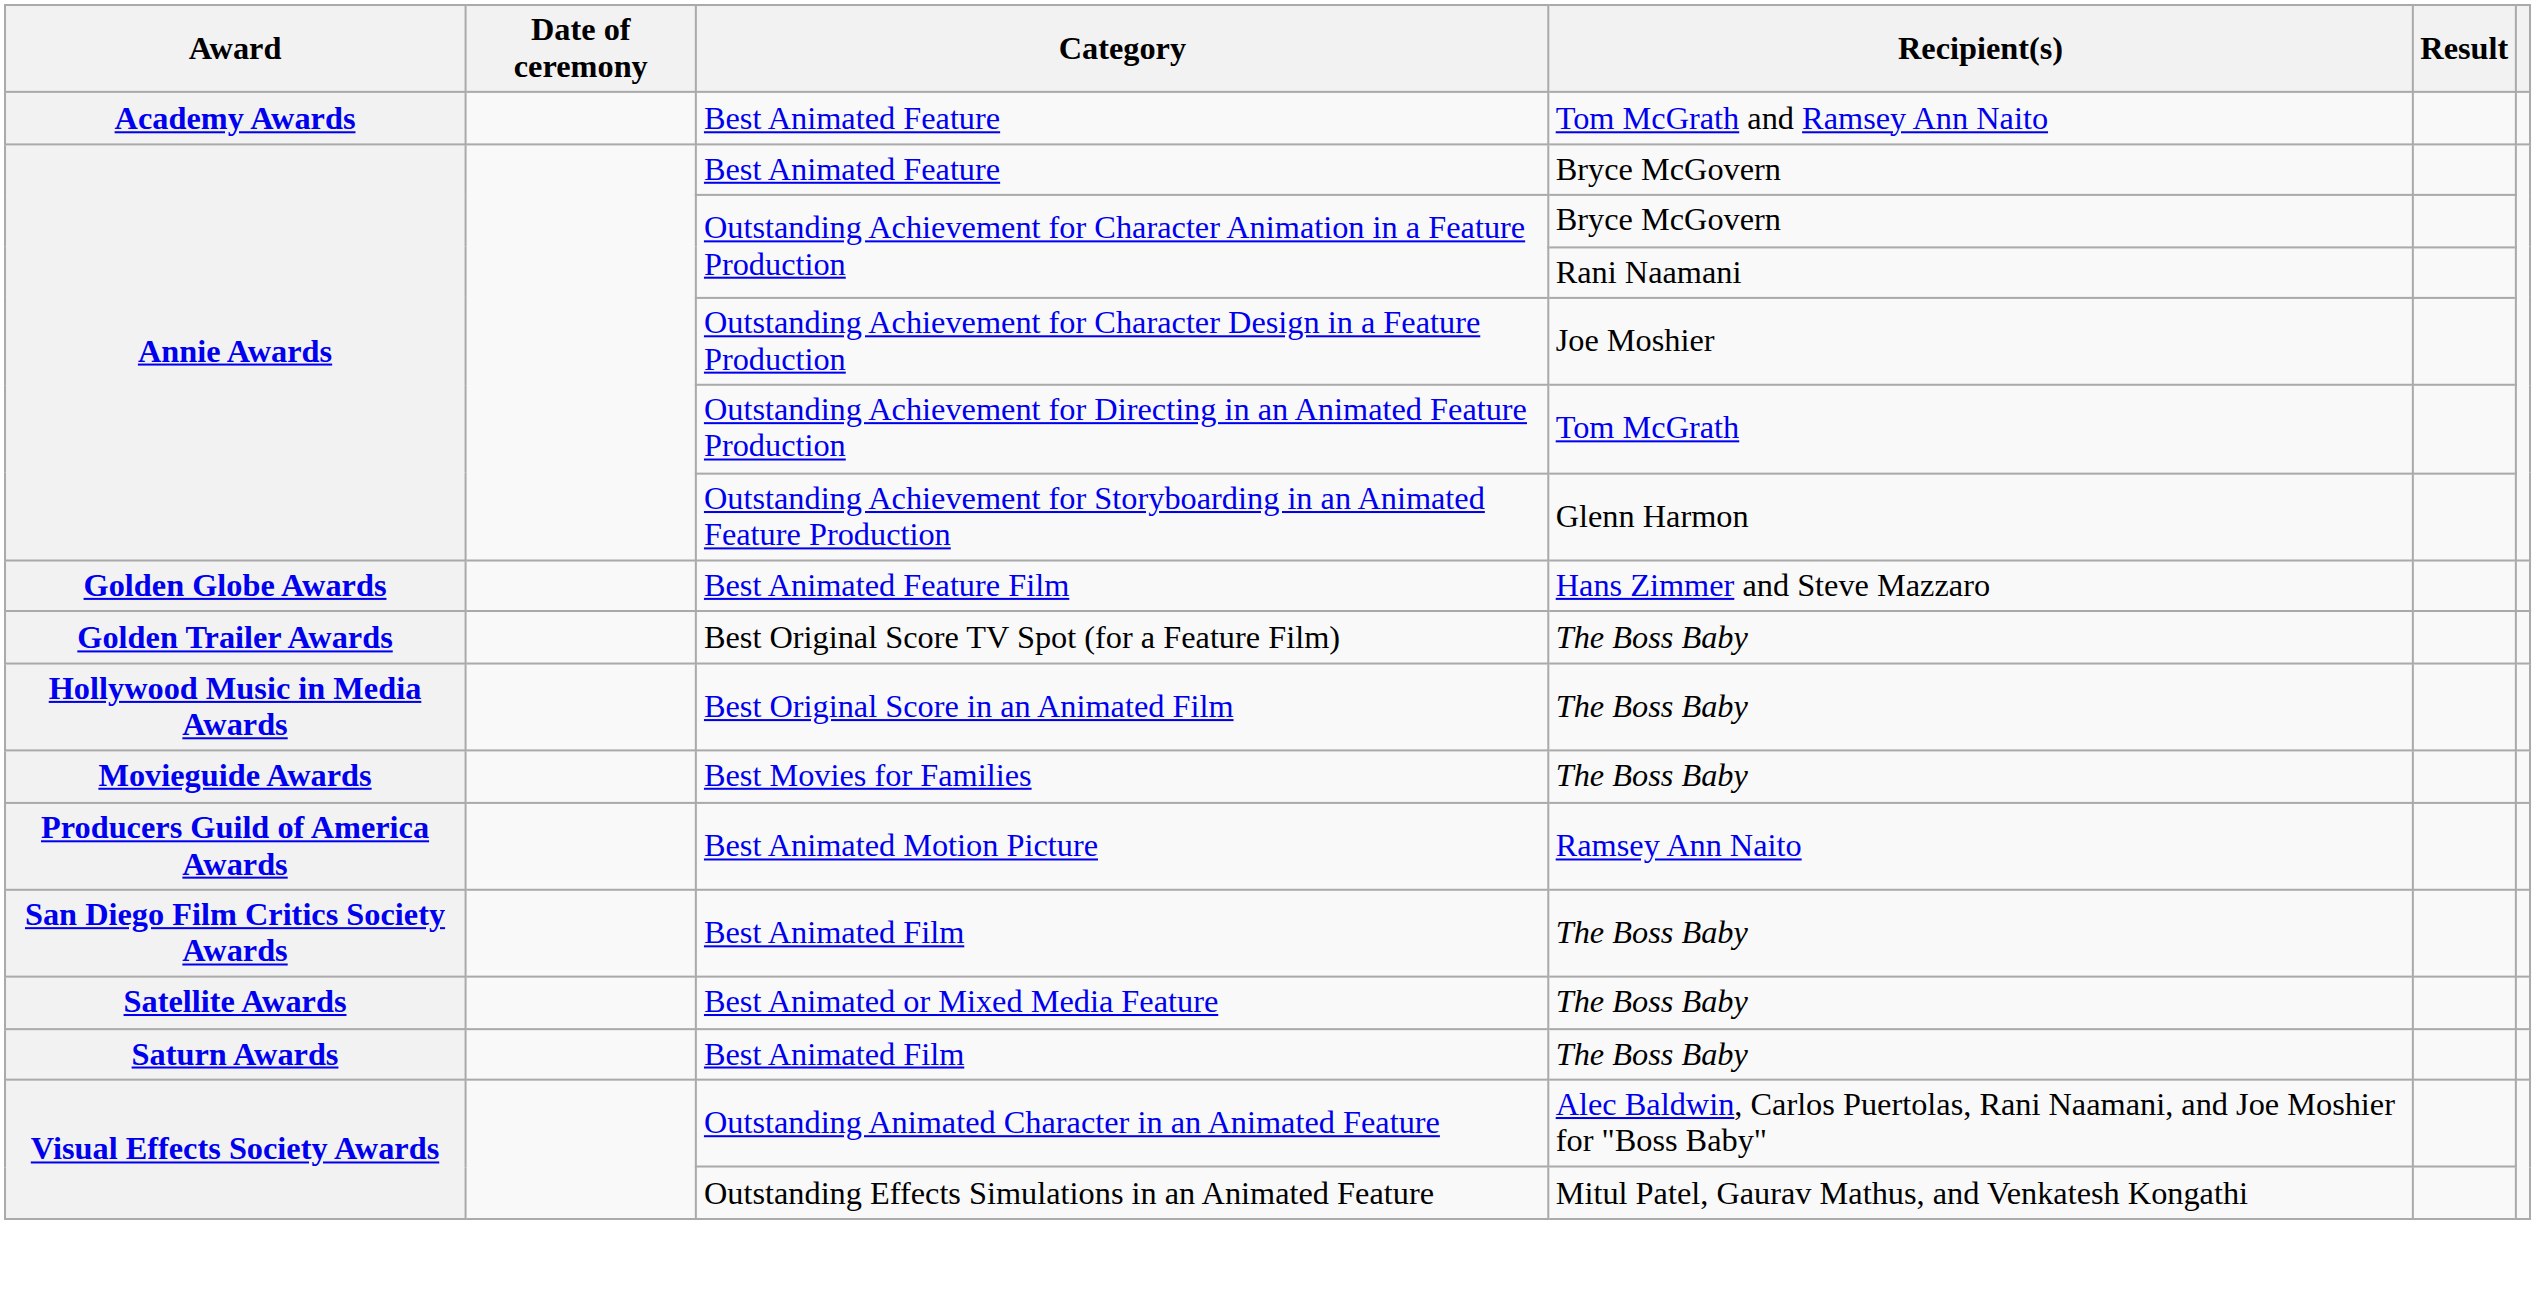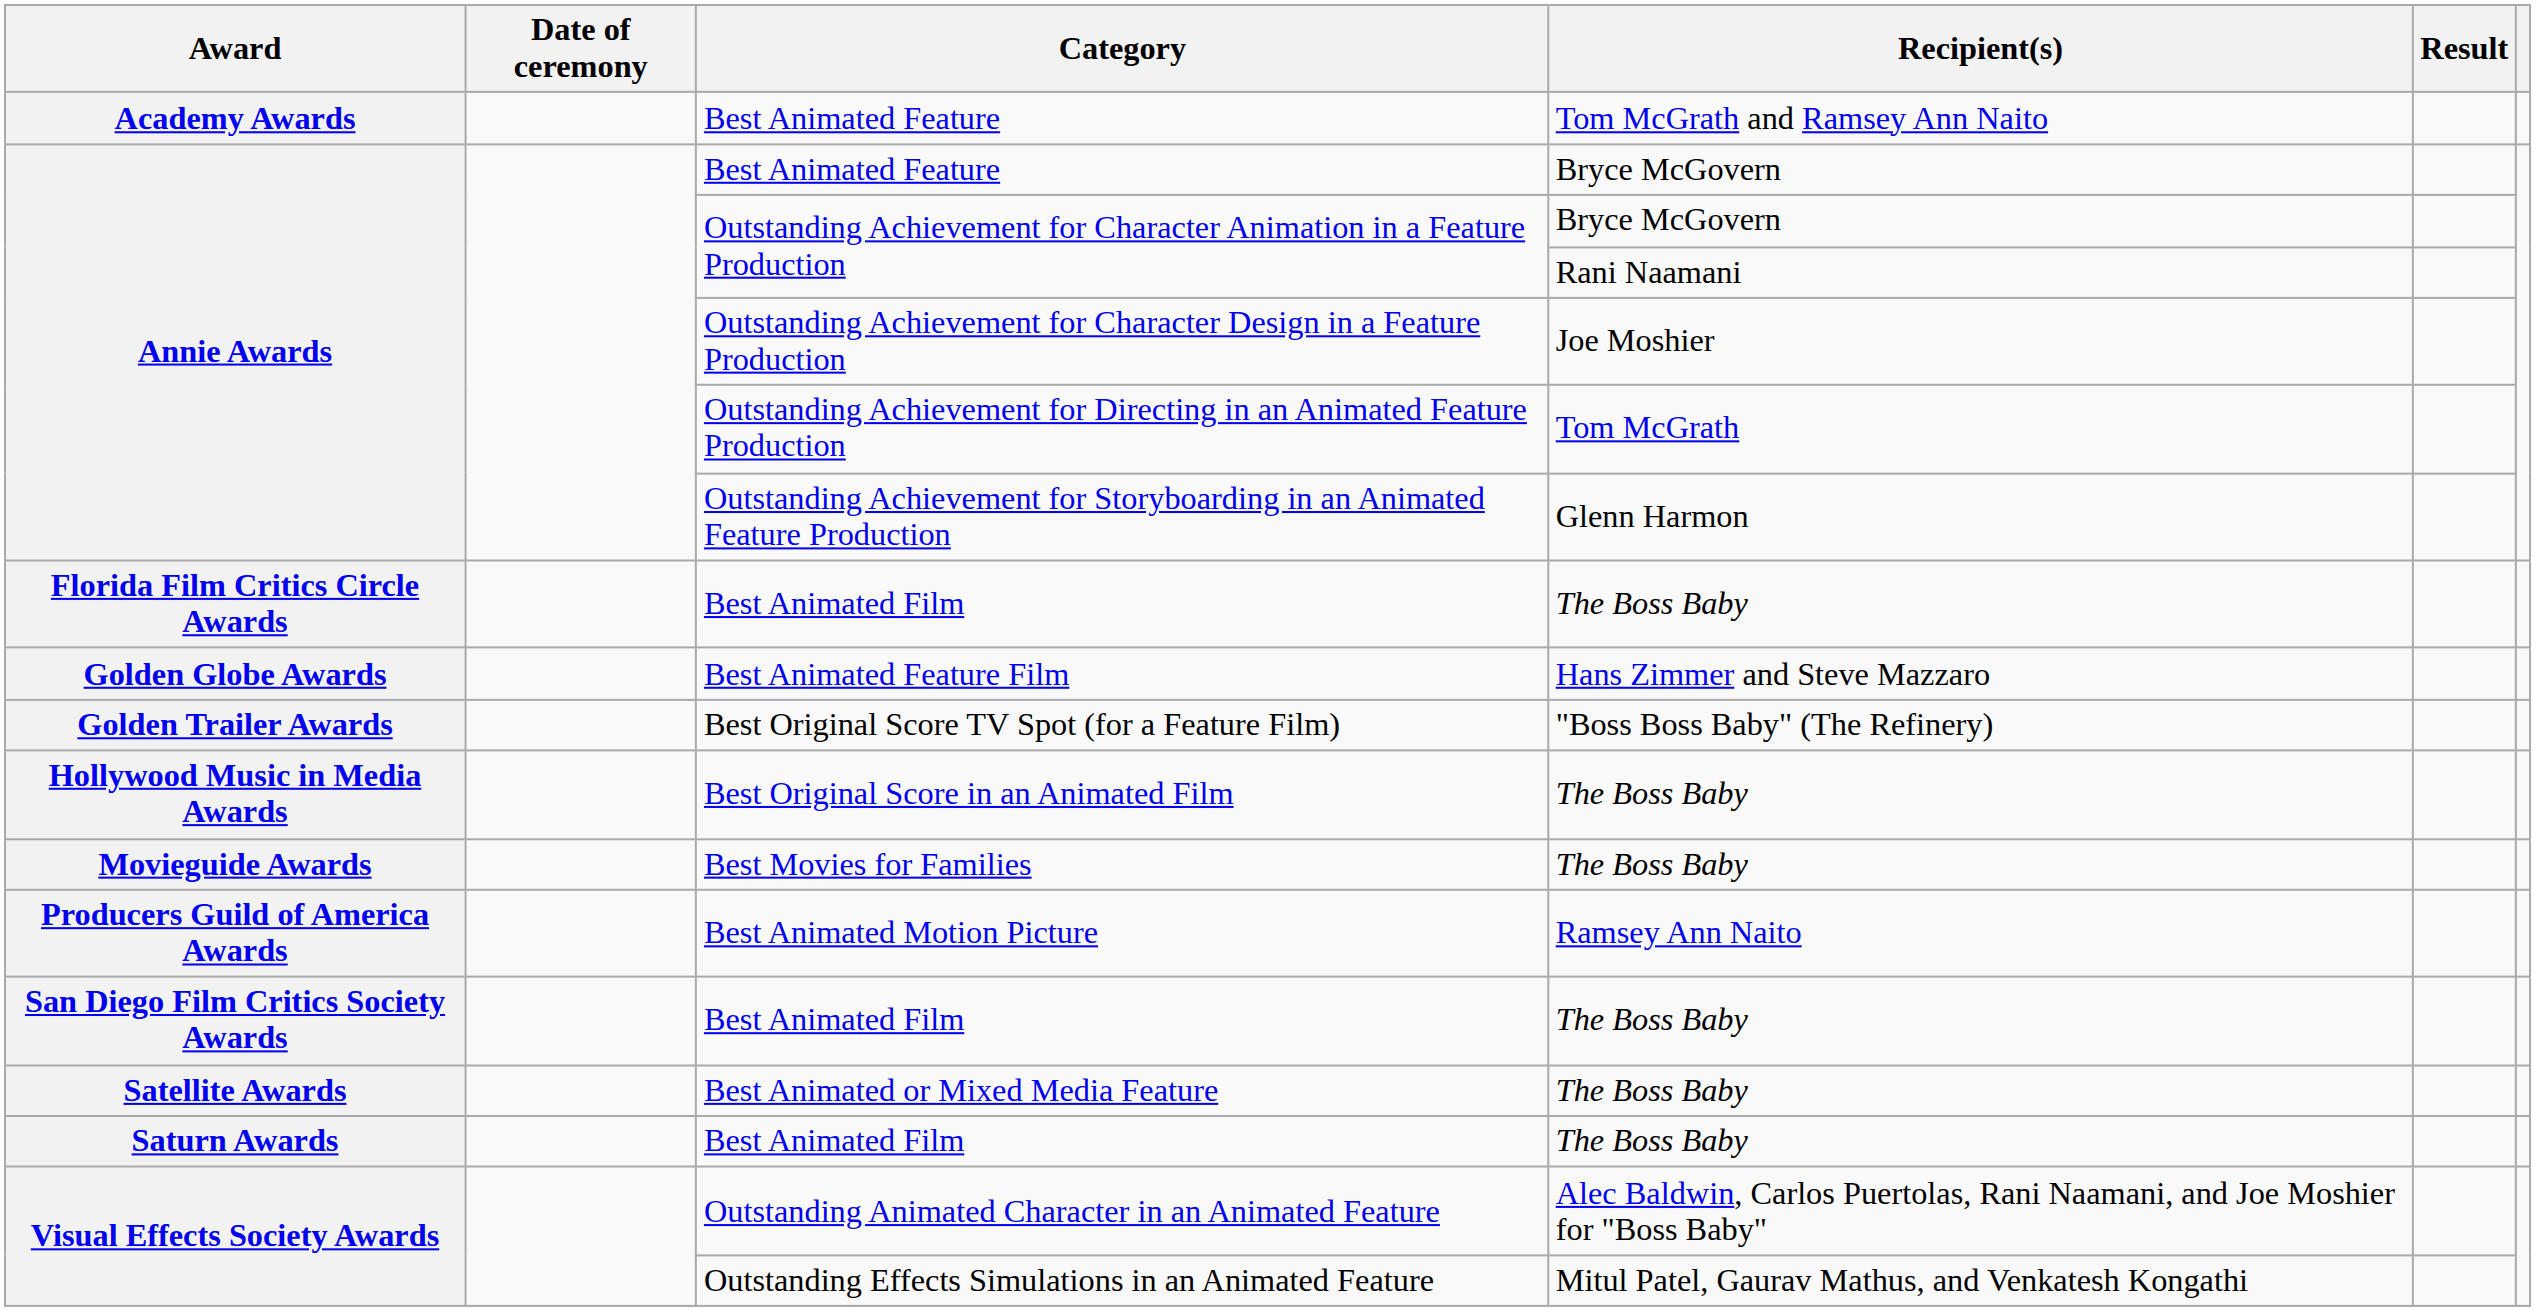+ row: (235, 603)
(1652, 636) The Boss Baby -> (1774, 724) "Boss Boss Baby" (The Refinery)
